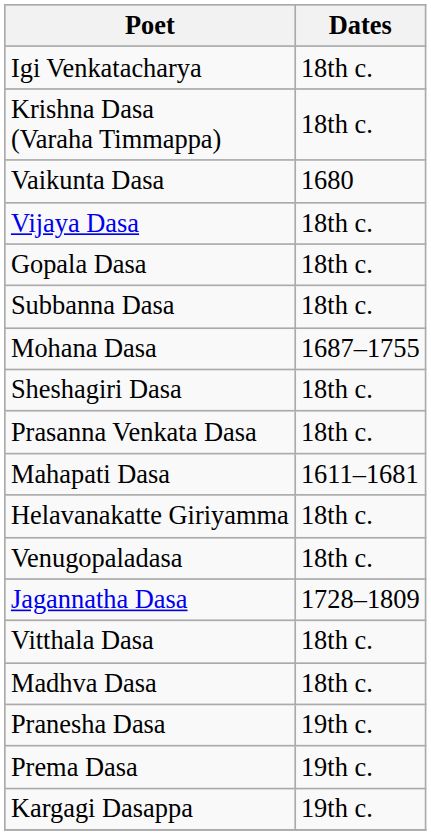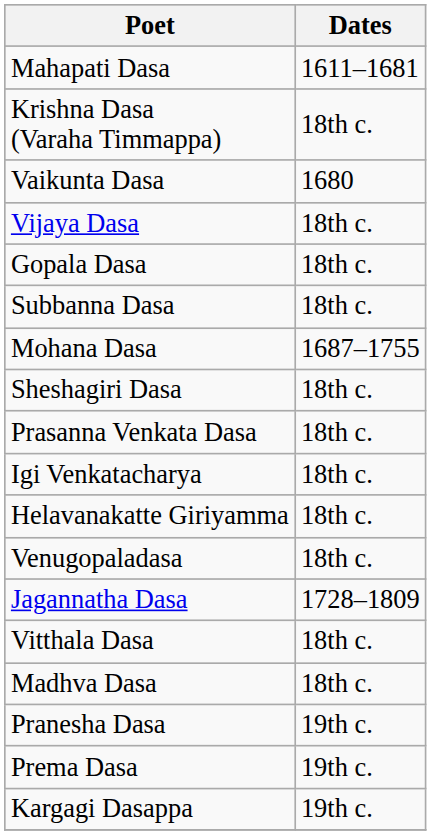rows swapped: (90, 473) <-> (106, 67)
